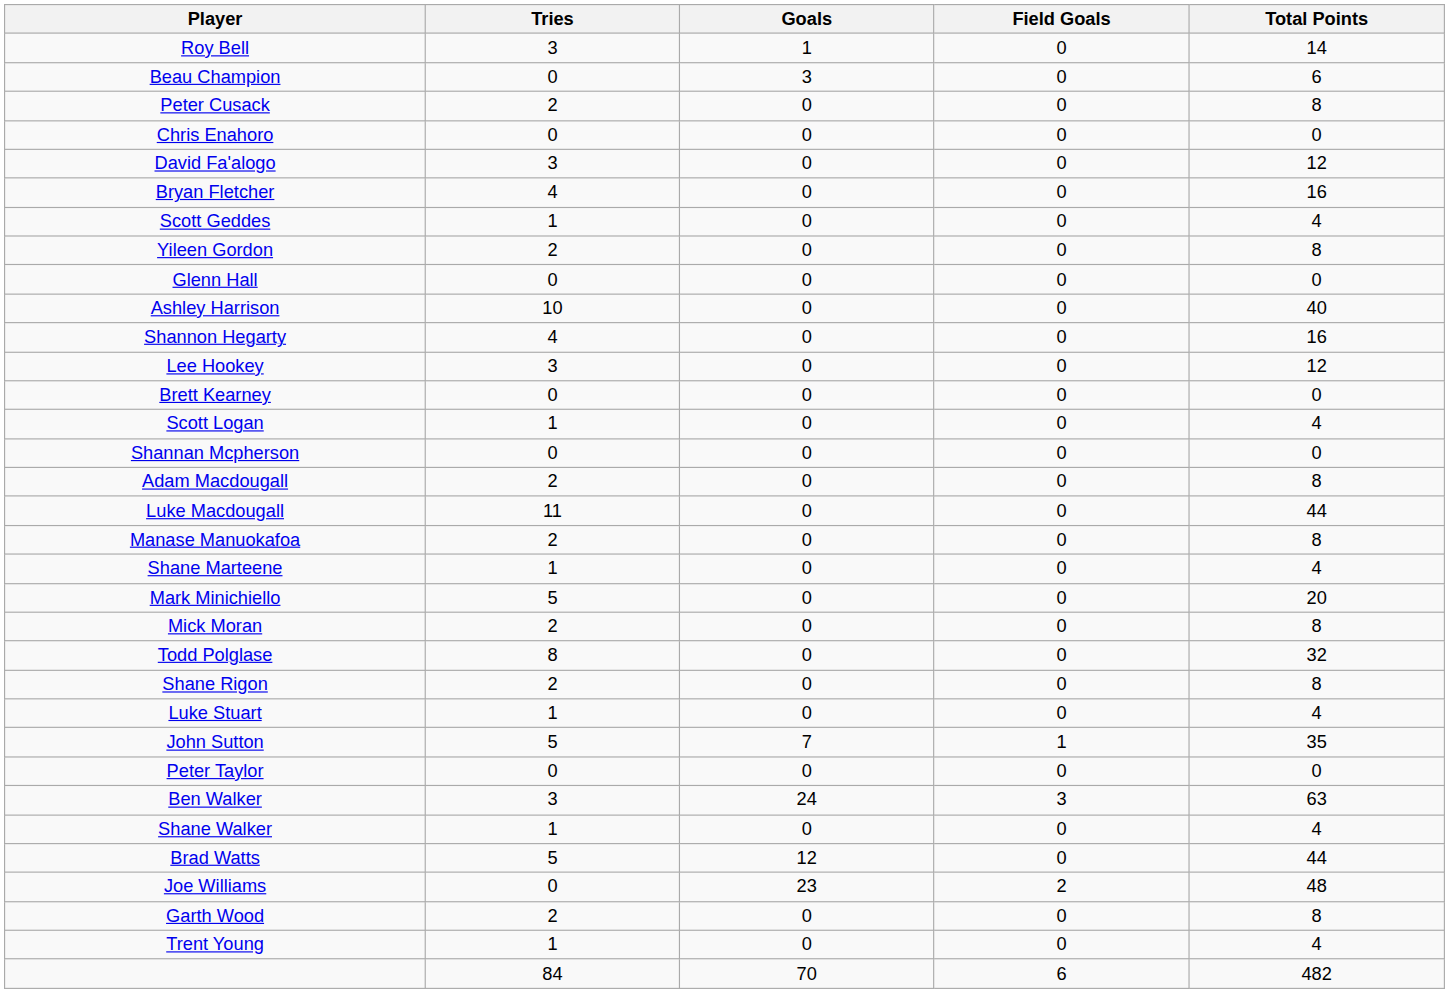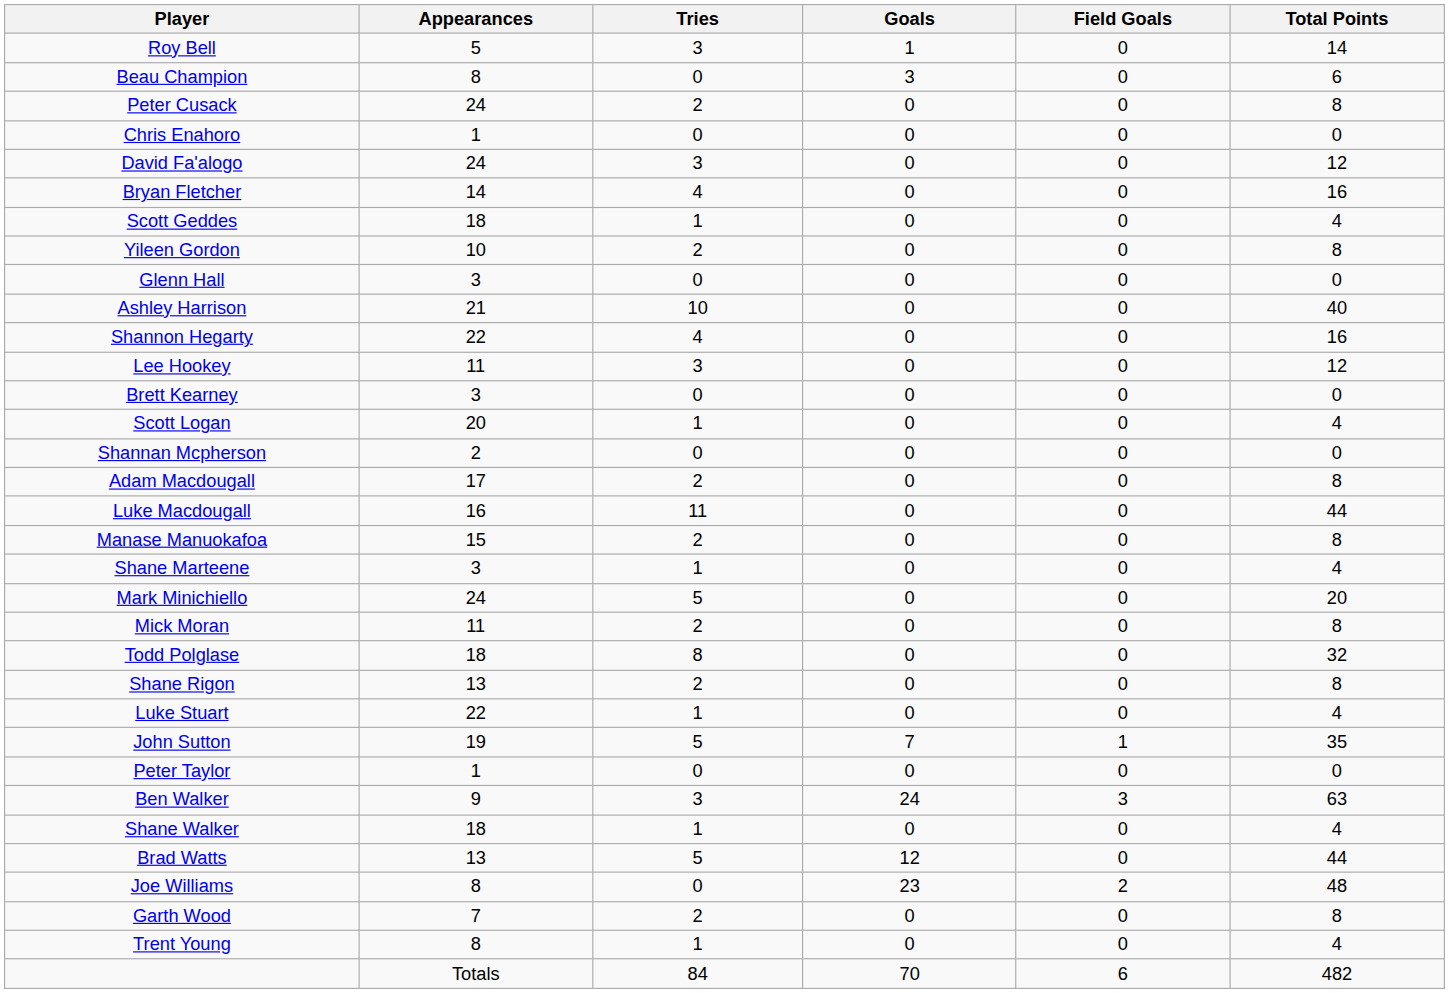+ column: (476, 18)
